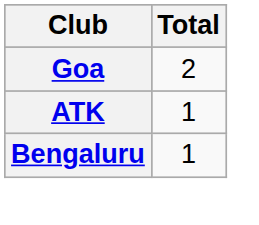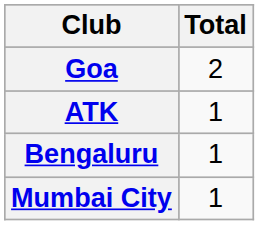+ row: (91, 197)
